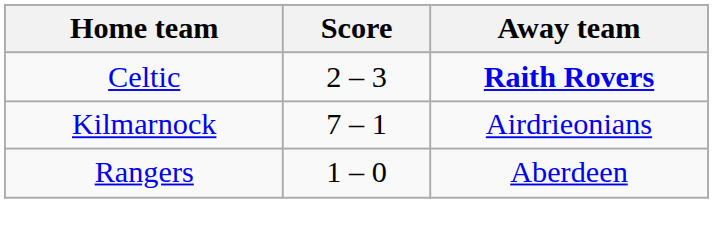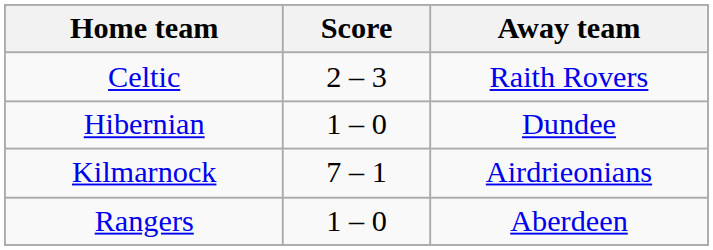(569, 76) bold -> (569, 76) normal
+ row: (144, 124)
